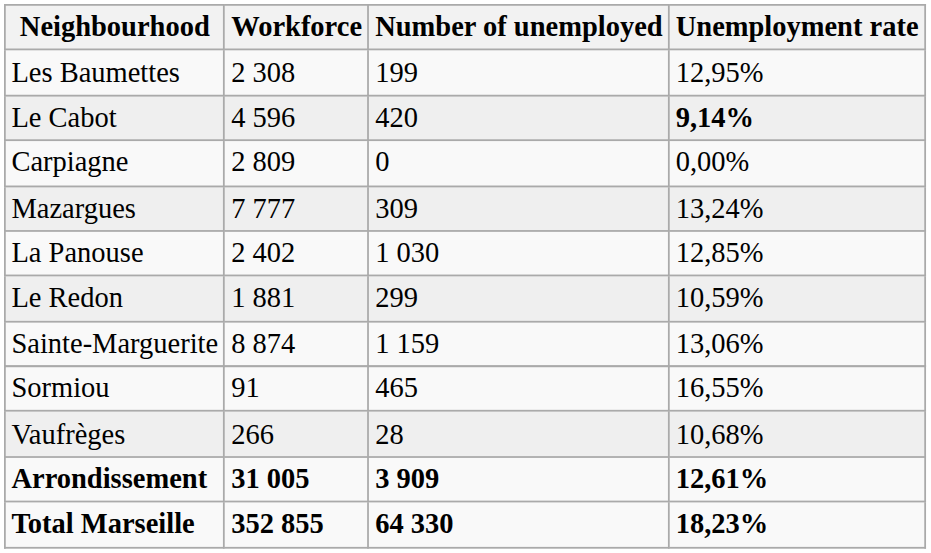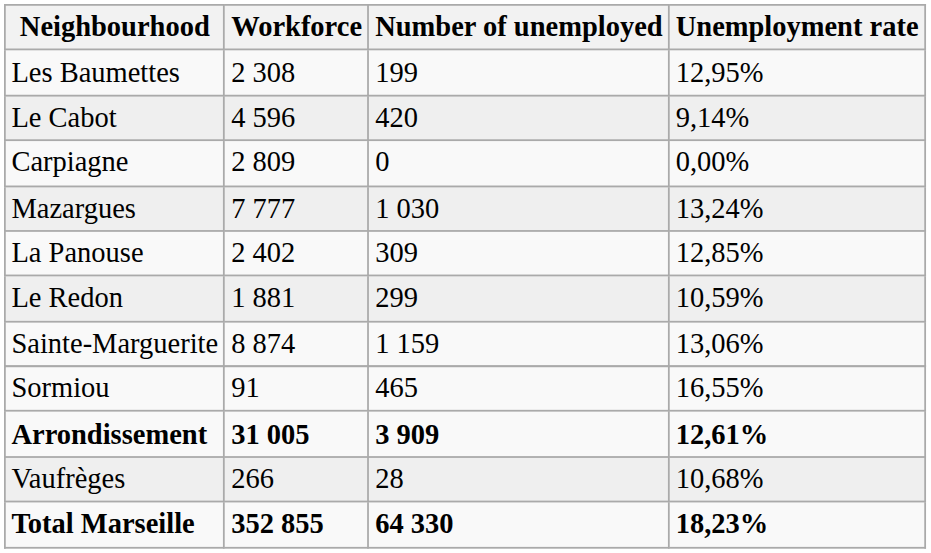(715, 117) bold -> (713, 117) normal
(397, 207) 309 -> (407, 207) 1 030
(407, 252) 1 030 -> (397, 252) 309
rows swapped: (68, 433) <-> (109, 478)
